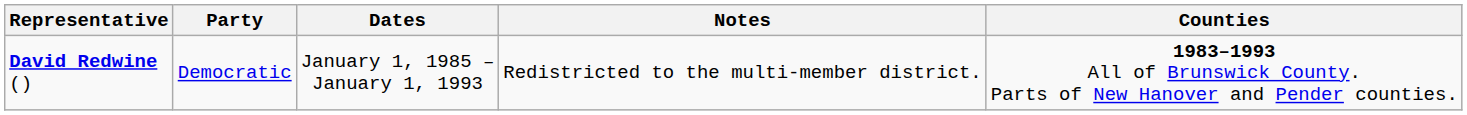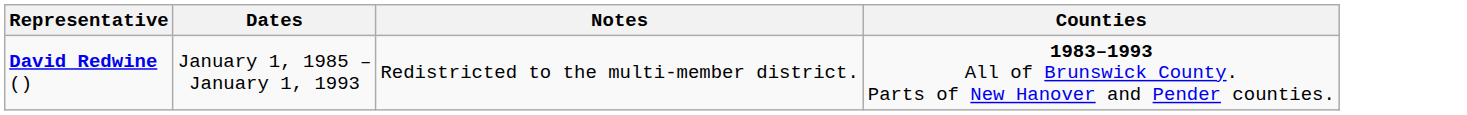- column: (235, 20)
